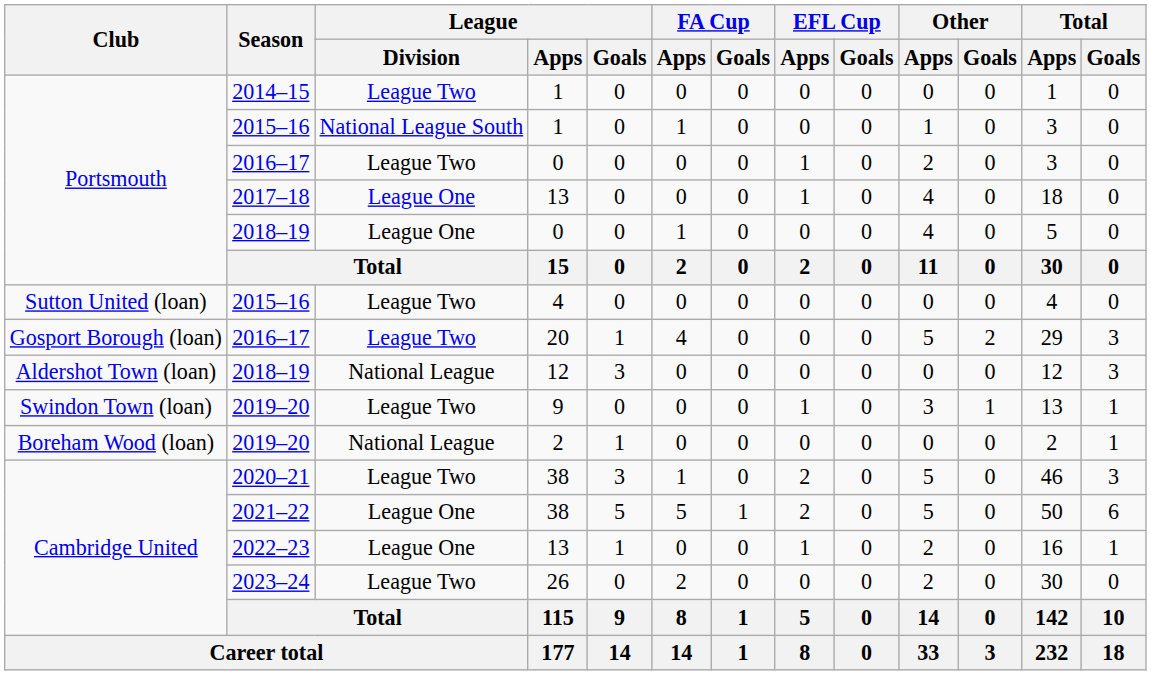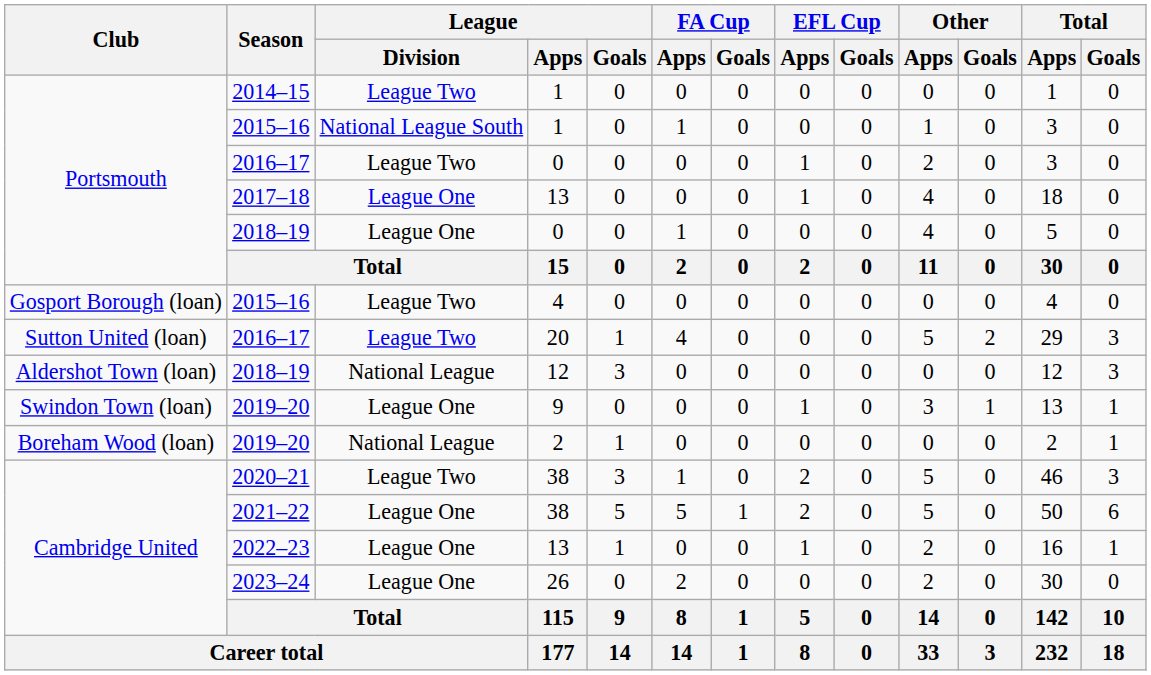(116, 302) Sutton United (loan) -> (116, 302) Gosport Borough (loan)
(116, 337) Gosport Borough (loan) -> (116, 337) Sutton United (loan)
(421, 407) League Two -> (421, 407) League One
(421, 582) League Two -> (421, 582) League One
